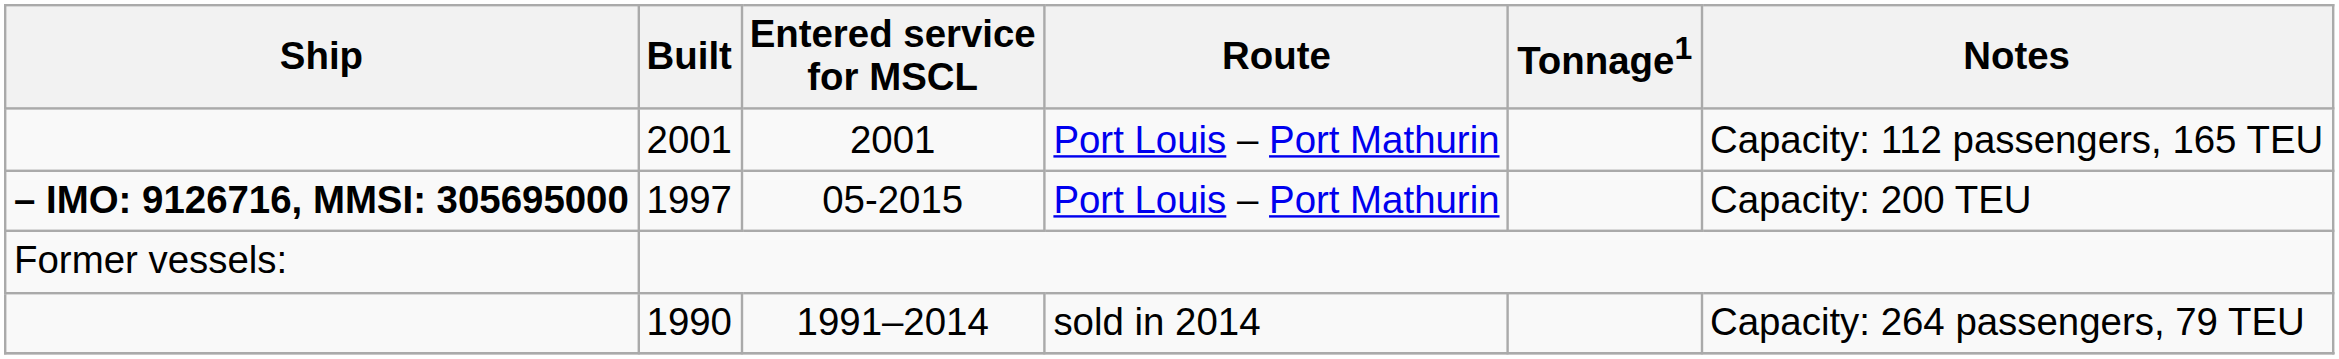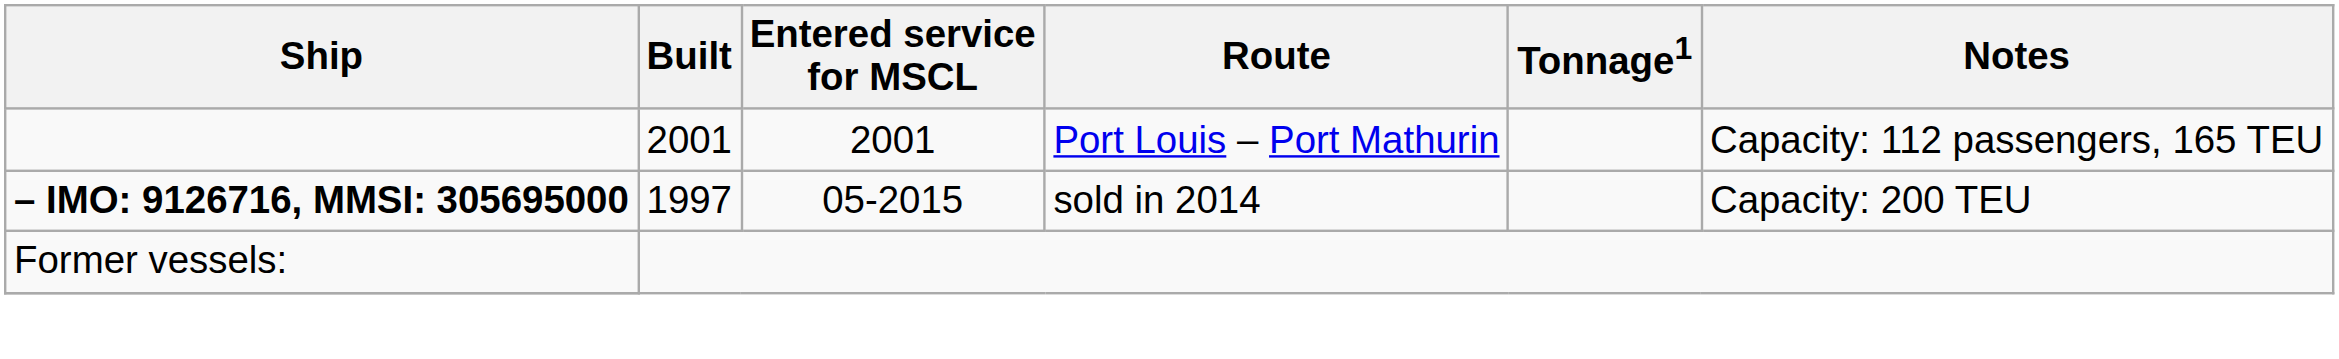(1276, 199) Port Louis – Port Mathurin -> (1157, 199) sold in 2014
- row: (689, 321)
